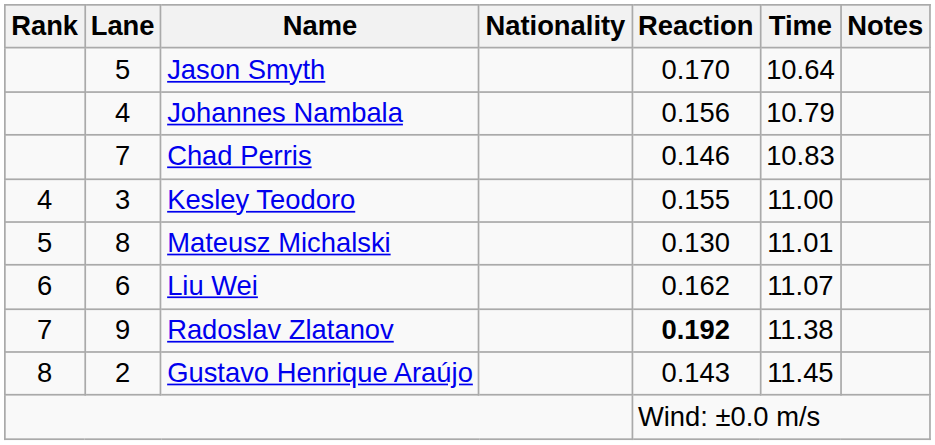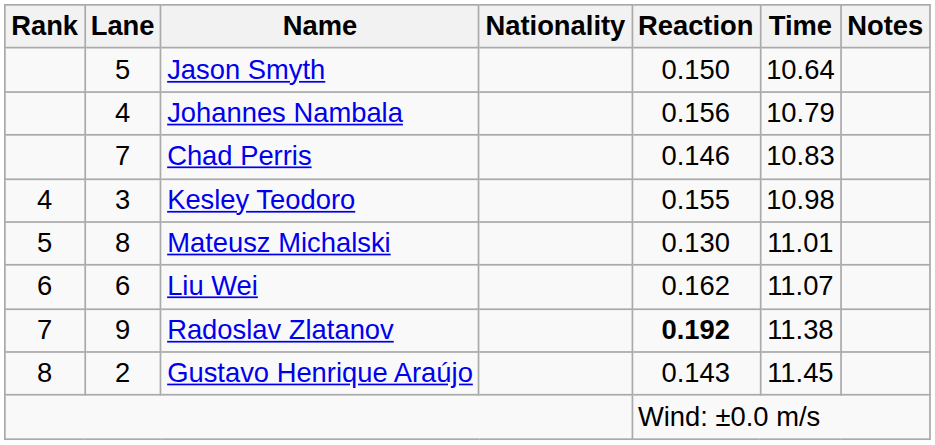(696, 69) 0.170 -> (696, 69) 0.150
(800, 199) 11.00 -> (800, 199) 10.98
